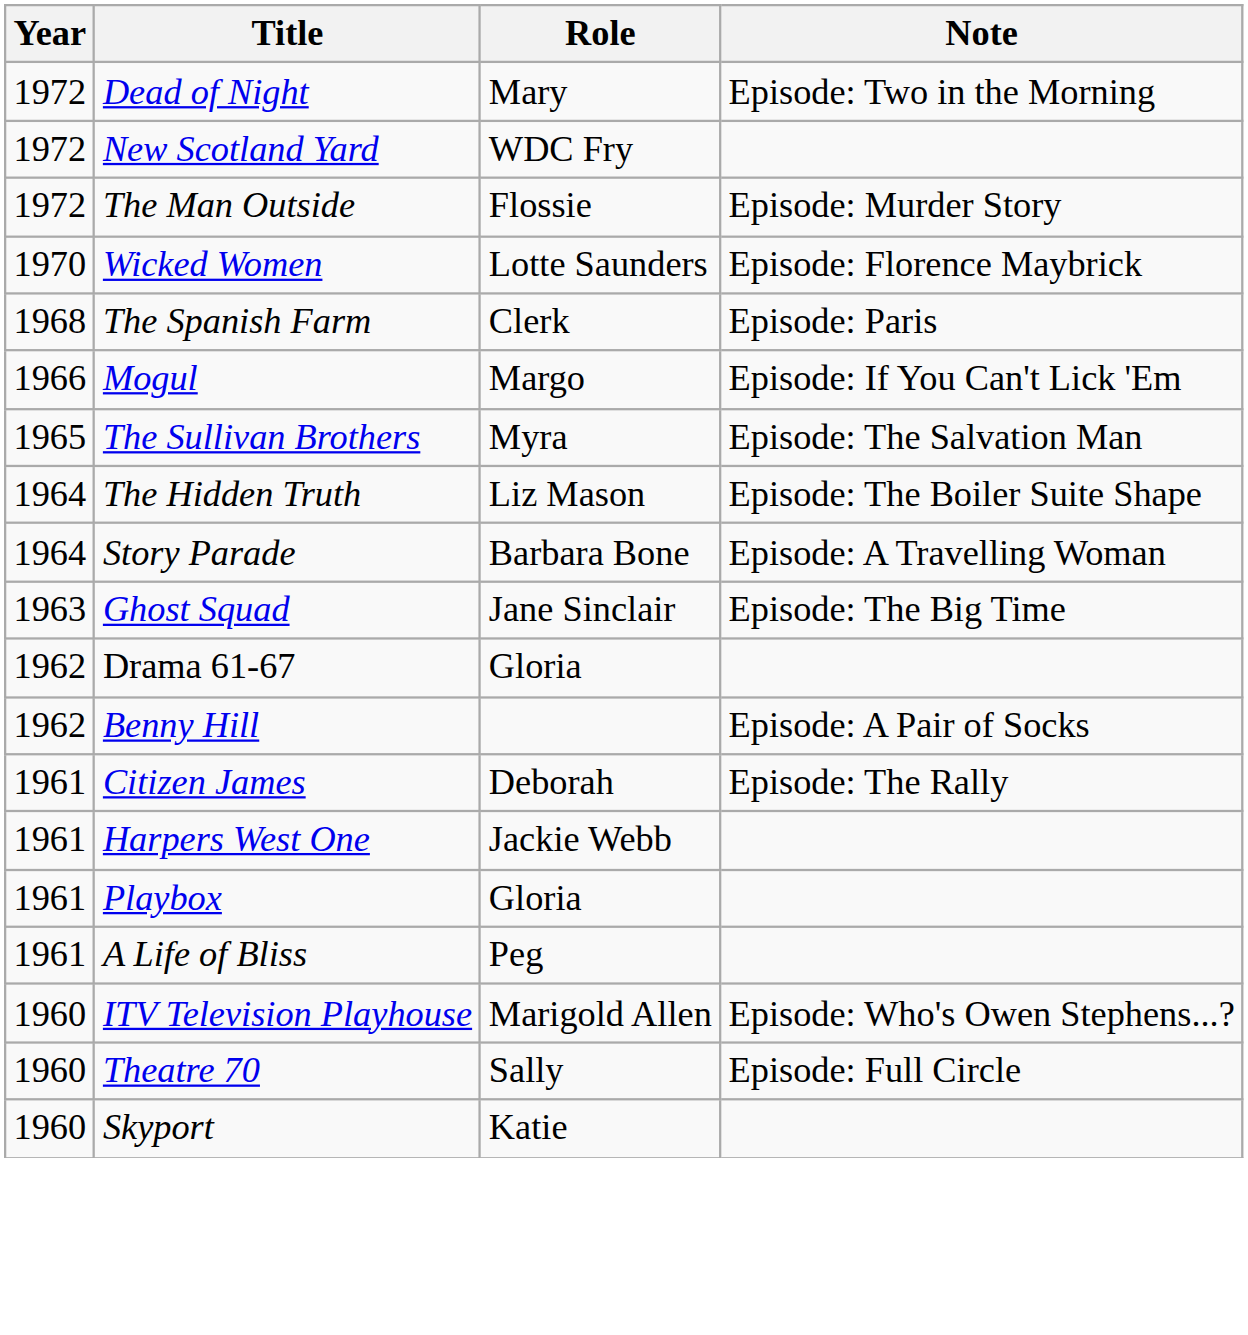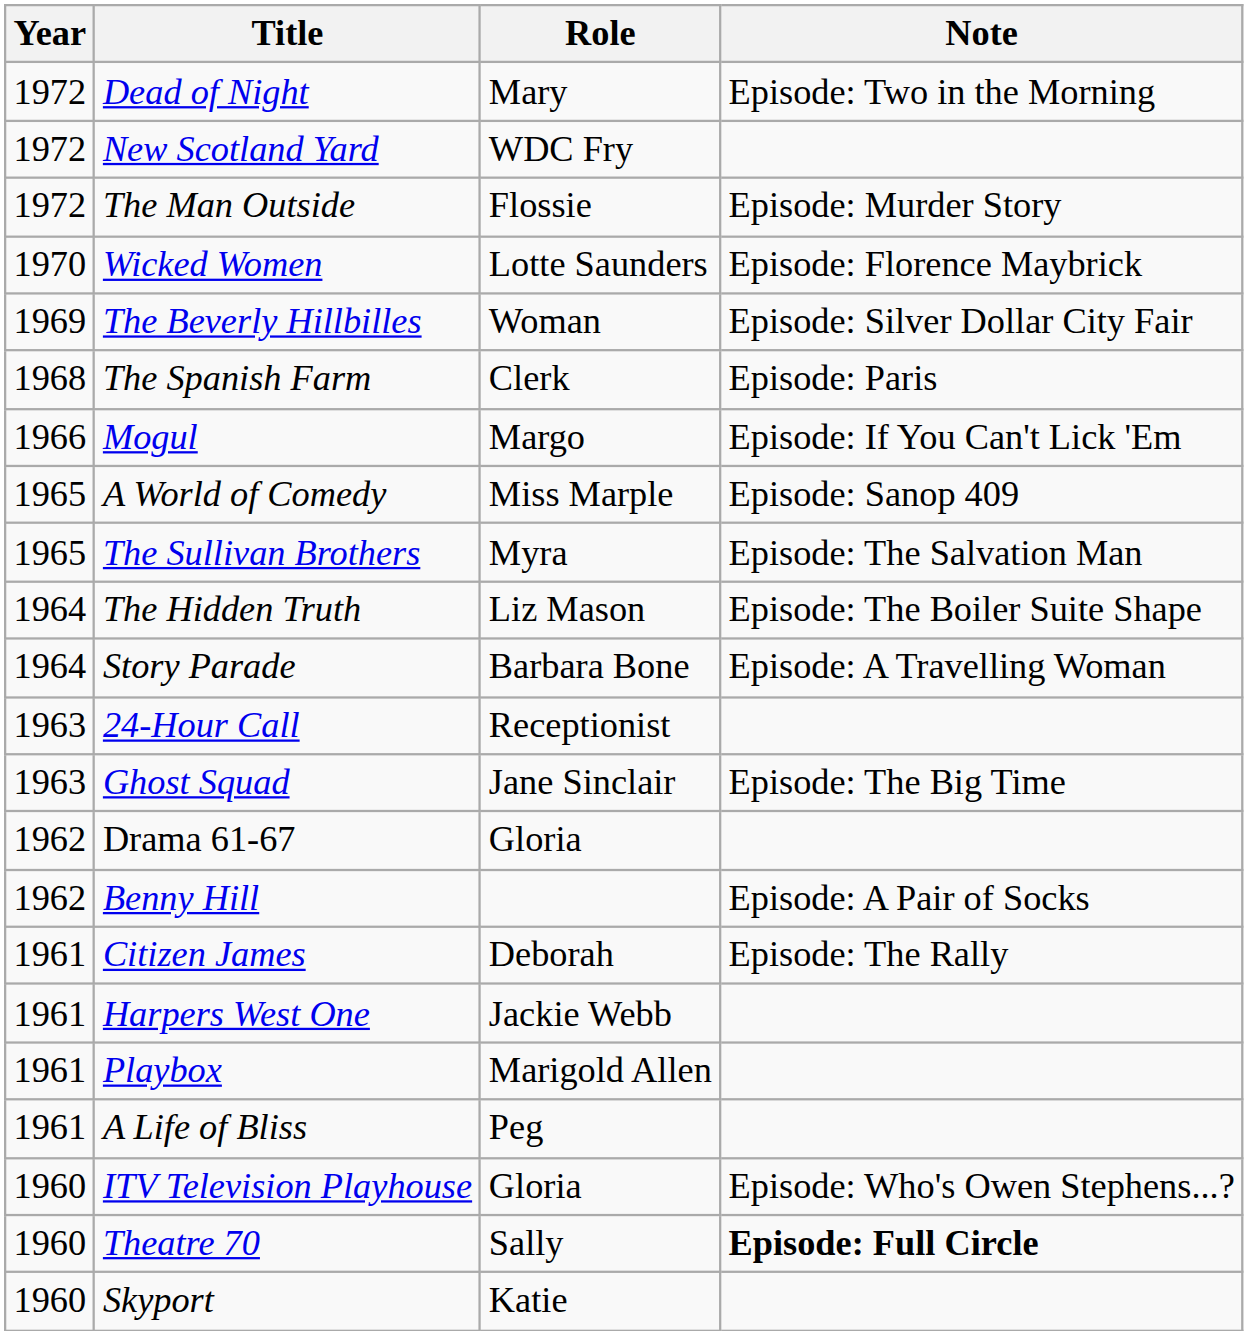+ row: (262, 321)
+ row: (245, 494)
+ row: (201, 724)
(535, 897) Gloria -> (600, 1070) Marigold Allen
(600, 1012) Marigold Allen -> (535, 1185) Gloria
(875, 1070) normal -> (884, 1242) bold
